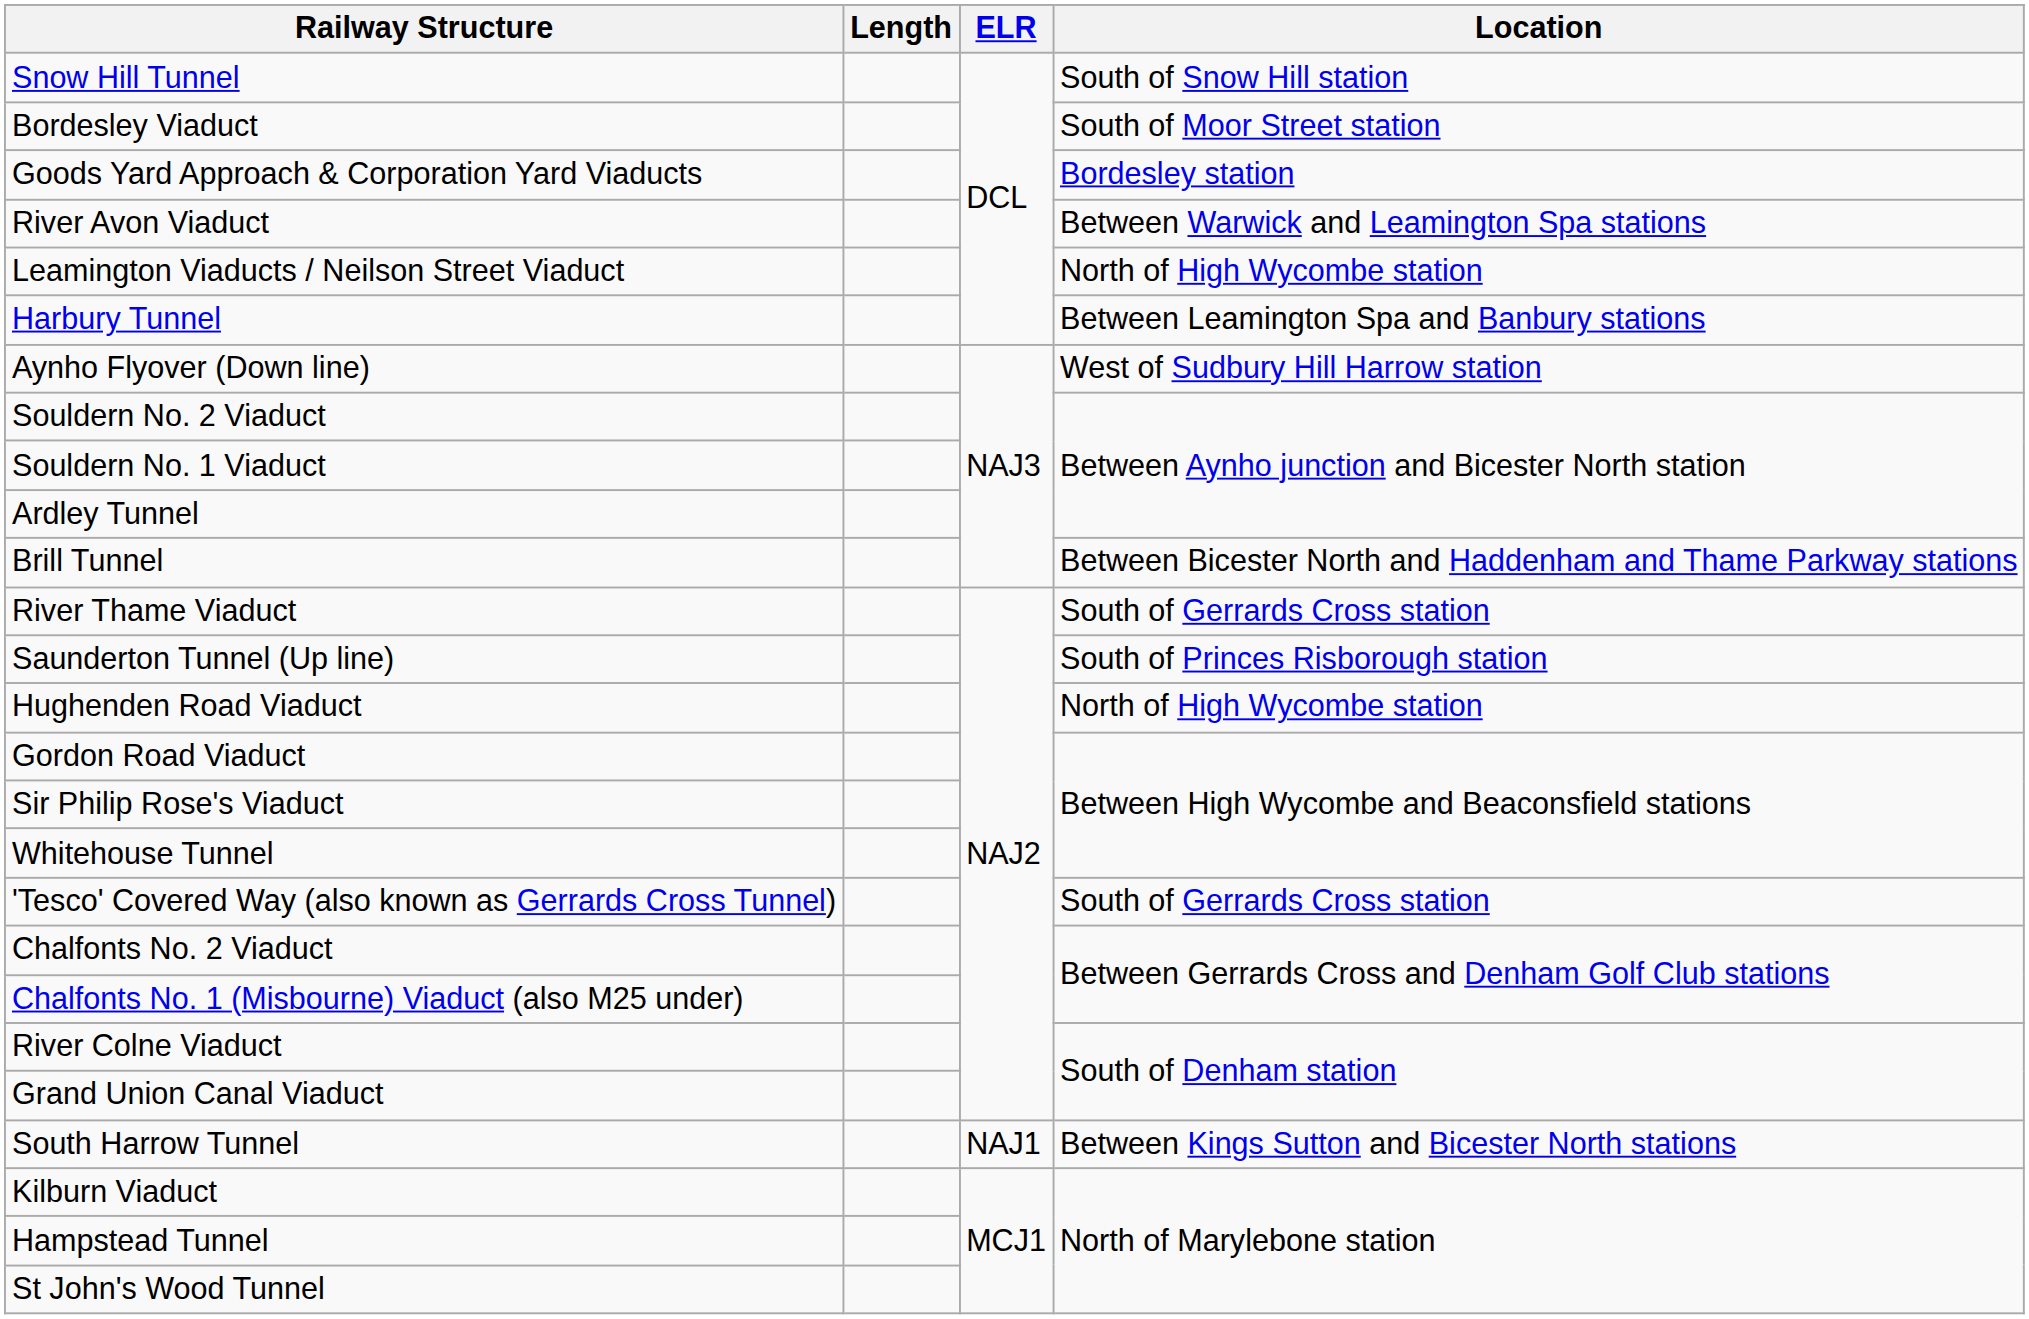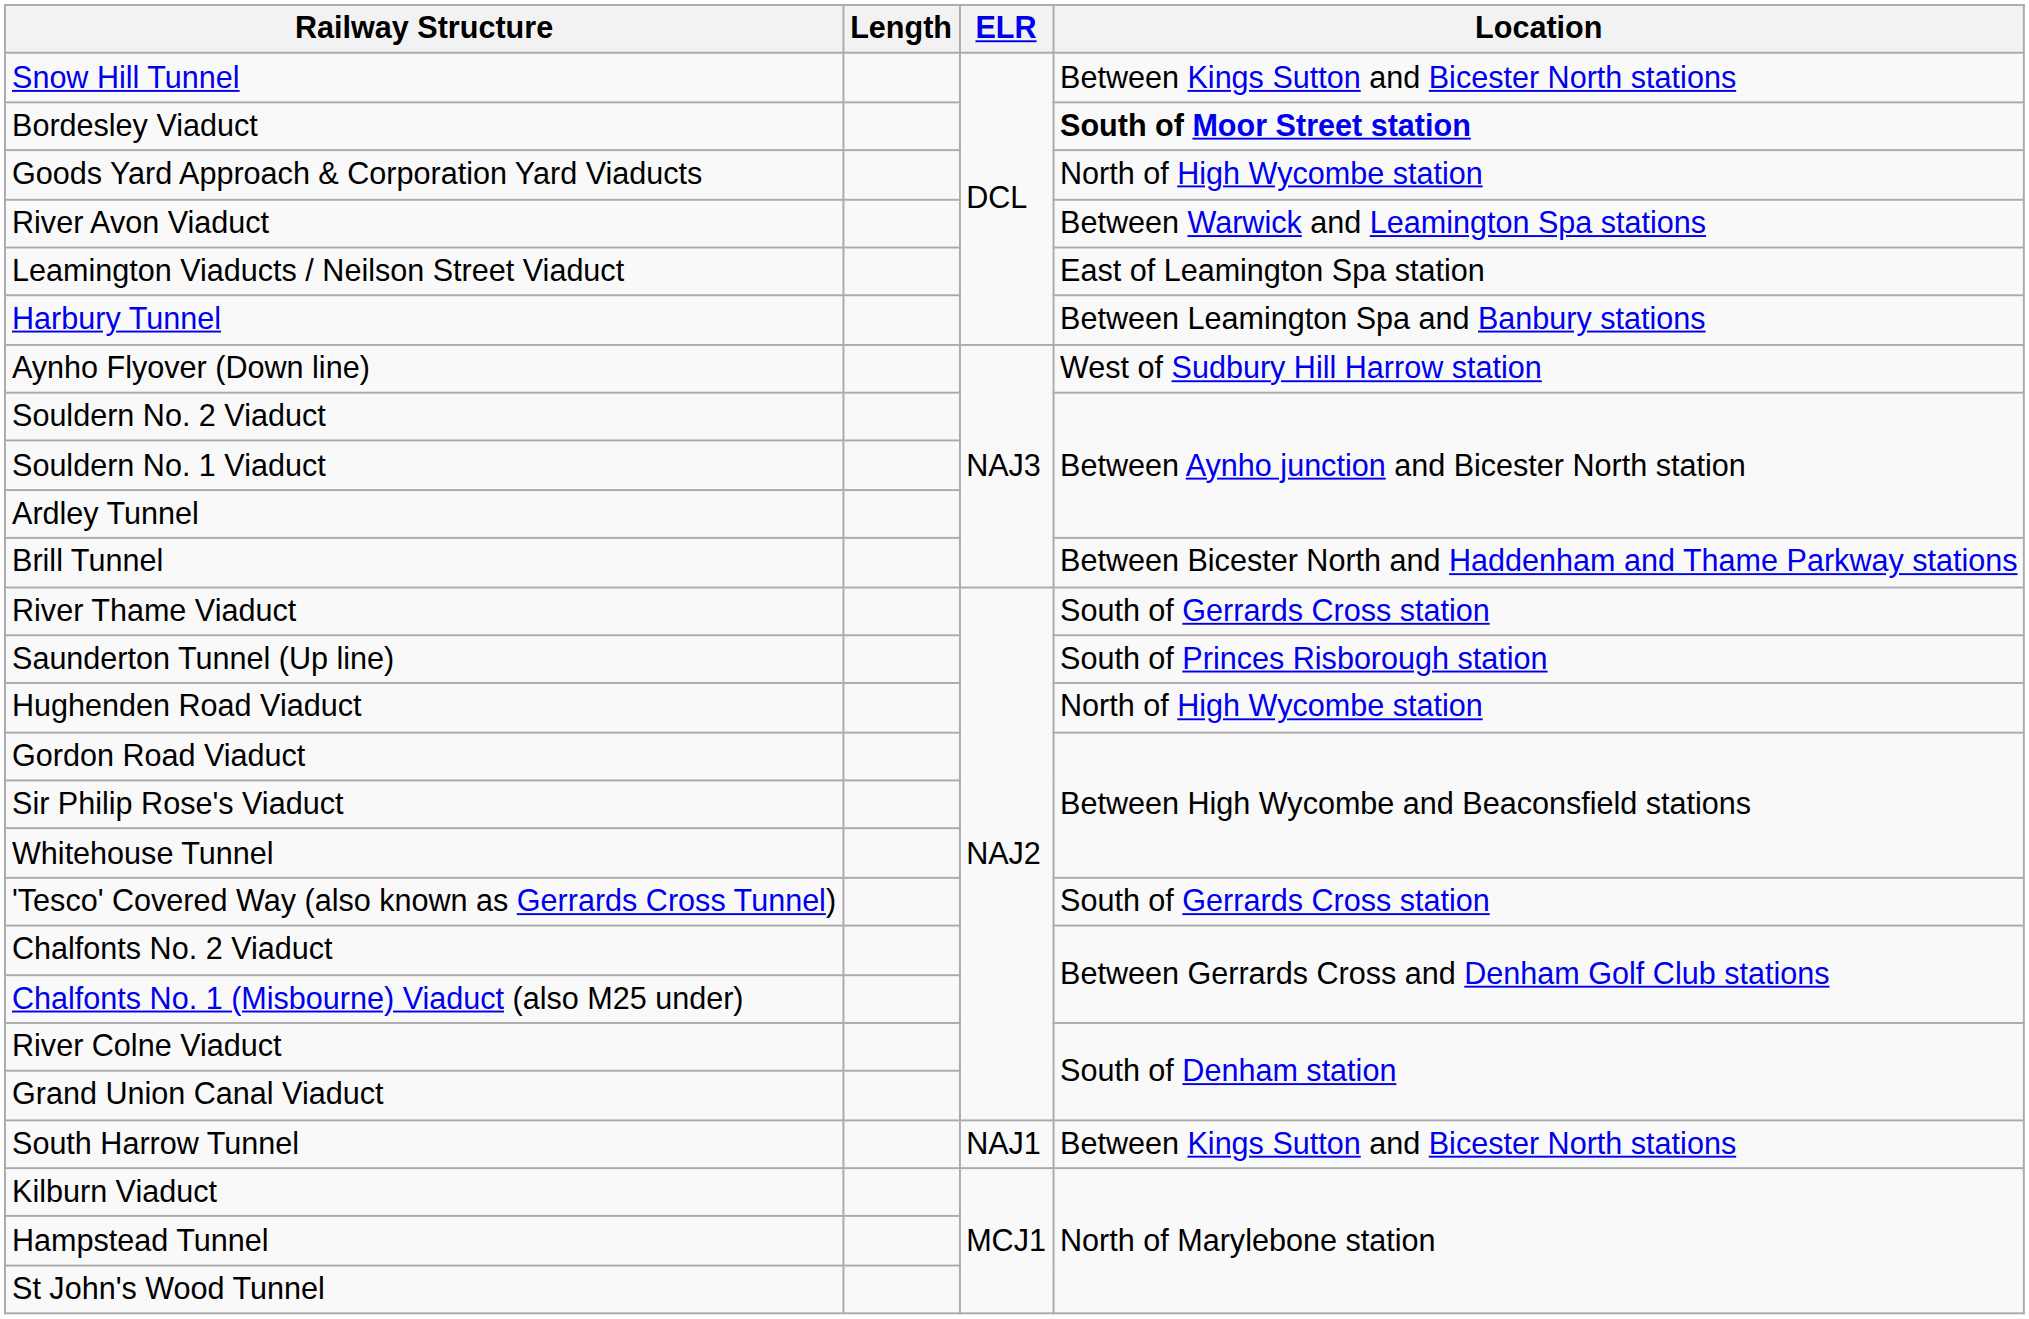(1234, 77) South of Snow Hill station -> (1398, 77) Between Kings Sutton and Bicester North stations
(1250, 125) normal -> (1265, 125) bold
(1177, 174) Bordesley station -> (1271, 174) North of High Wycombe station
(1271, 271) North of High Wycombe station -> (1272, 271) East of Leamington Spa station
